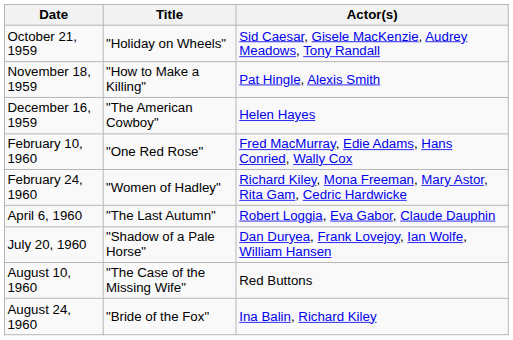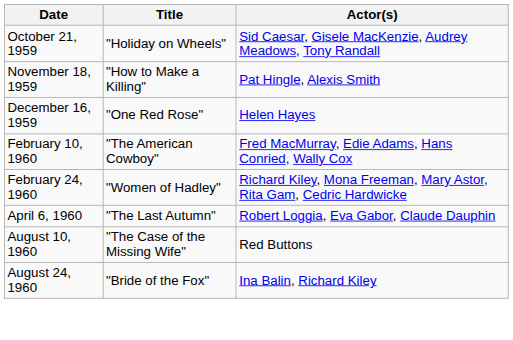(149, 115) "The American Cowboy" -> (155, 115) "One Red Rose"
(155, 151) "One Red Rose" -> (149, 151) "The American Cowboy"
- row: (47, 244)
